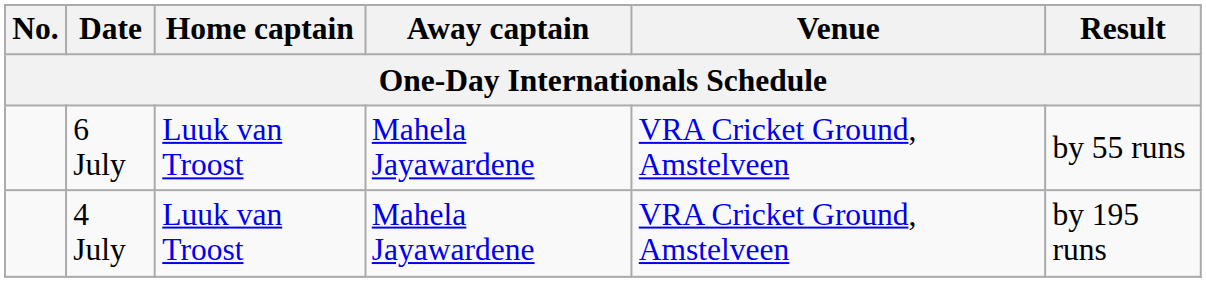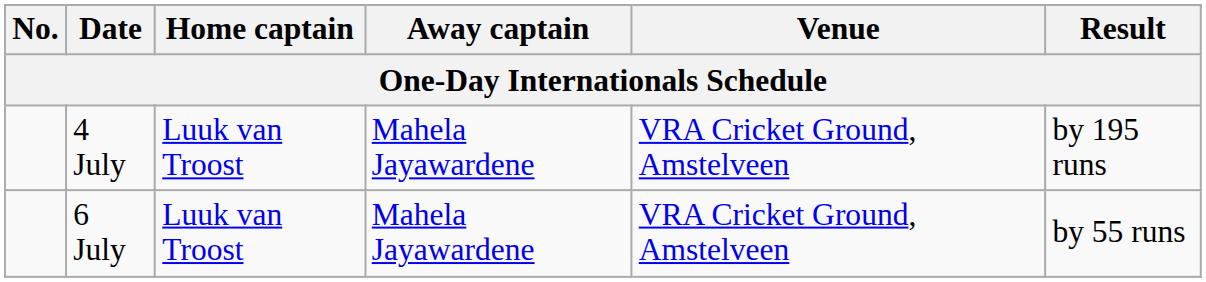rows swapped: (99, 232) <-> (99, 147)
